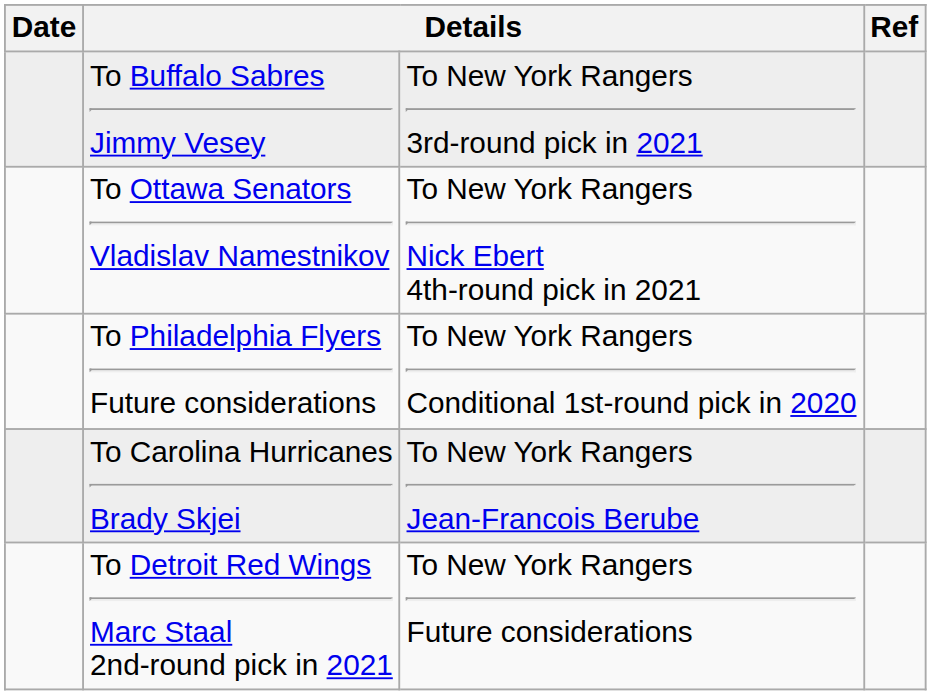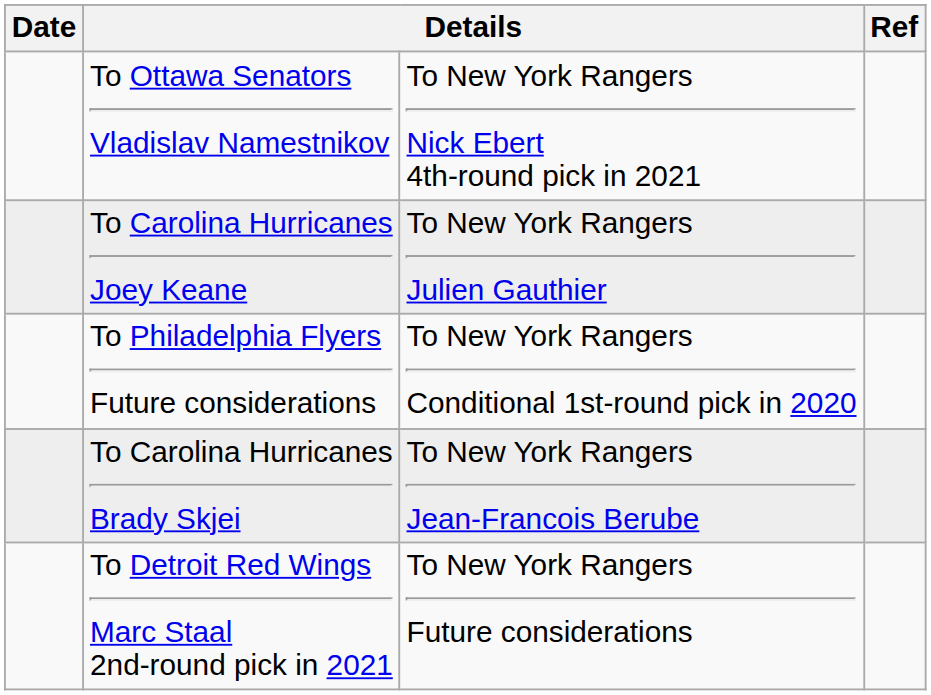- row: (241, 108)
+ row: (241, 256)
